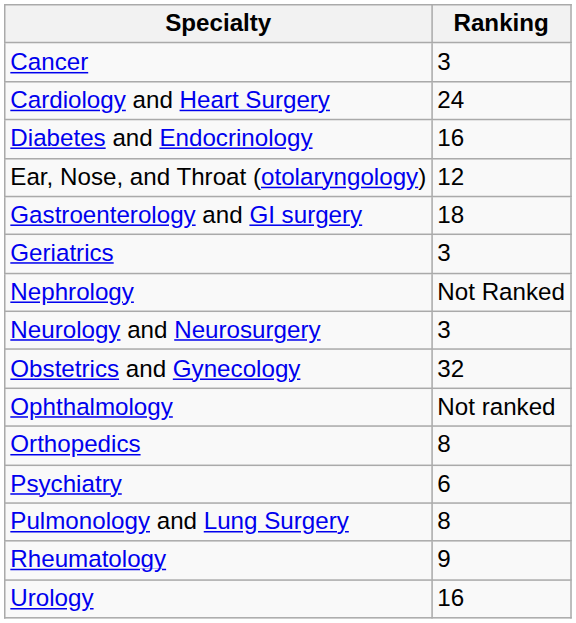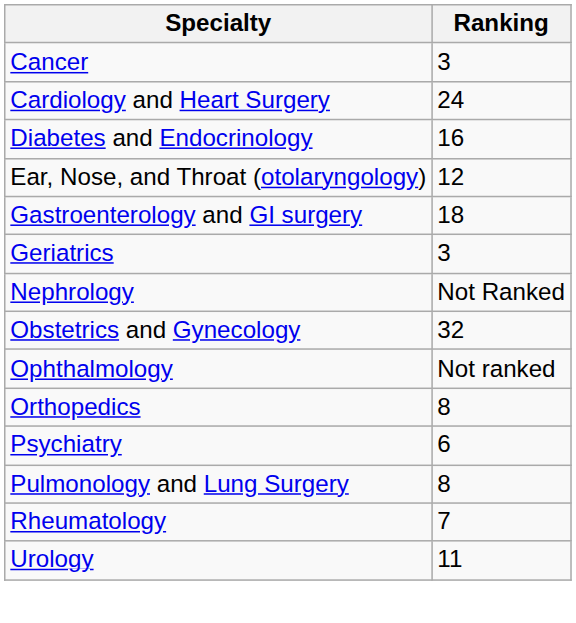- row: (165, 330)
(444, 560) 9 -> (444, 521) 7
(451, 598) 16 -> (450, 560) 11
